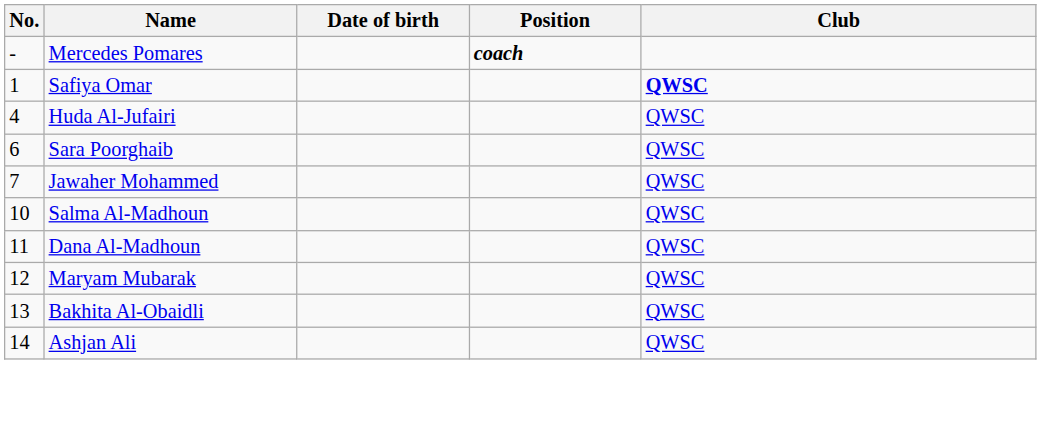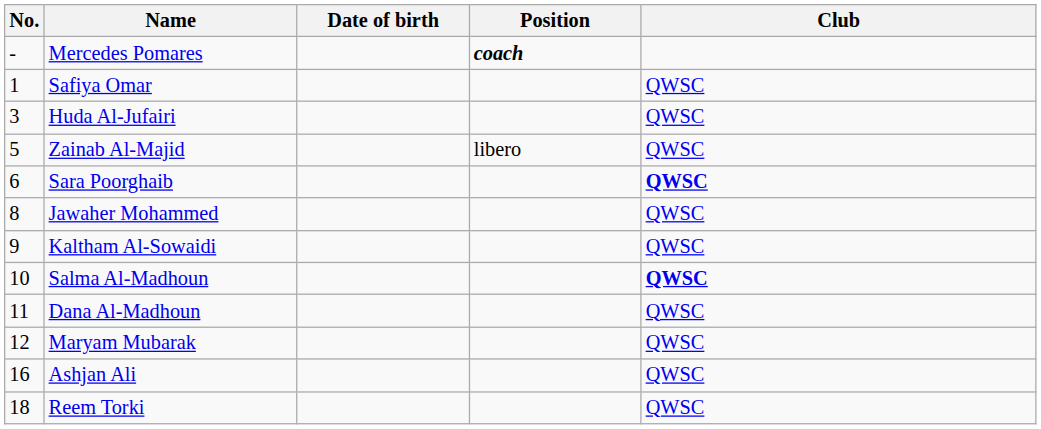(677, 85) bold -> (675, 85) normal
(14, 117) 4 -> (14, 117) 3
+ row: (117, 149)
(675, 149) normal -> (677, 181) bold
(14, 181) 7 -> (14, 213) 8
+ row: (132, 246)
(675, 213) normal -> (677, 278) bold
- row: (126, 310)
(19, 342) 14 -> (19, 375) 16
+ row: (97, 407)
